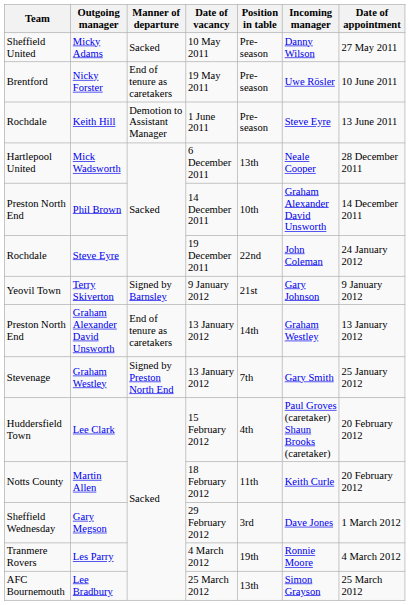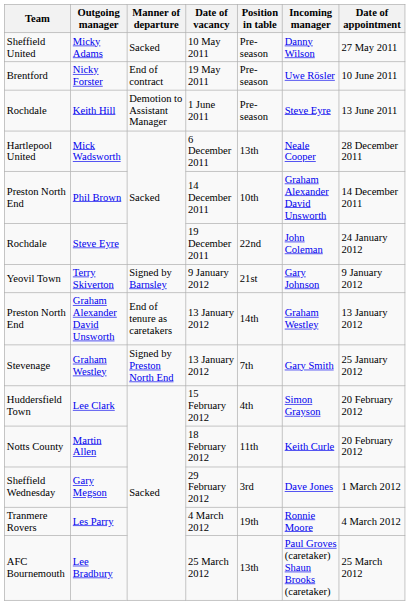(151, 82) End of tenure as caretakers -> (146, 76) End of contract
(311, 429) Paul Groves (caretaker) Shaun Brooks (caretaker) -> (303, 406) Simon Grayson
(303, 585) Simon Grayson -> (311, 568) Paul Groves (caretaker) Shaun Brooks (caretaker)
